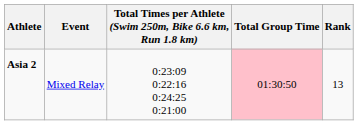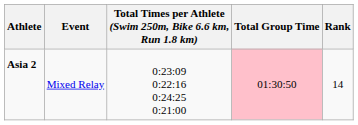(338, 84) 13 -> (338, 84) 14
